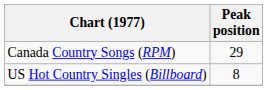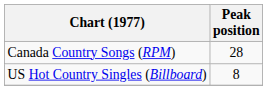(236, 52) 29 -> (236, 52) 28
